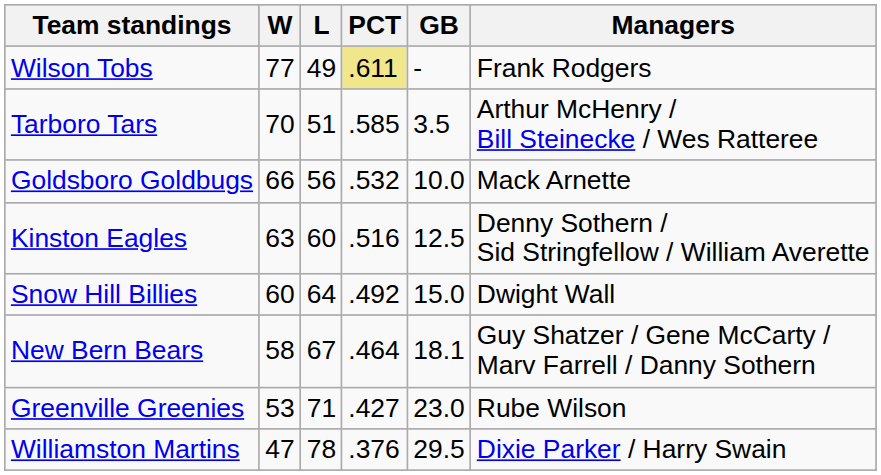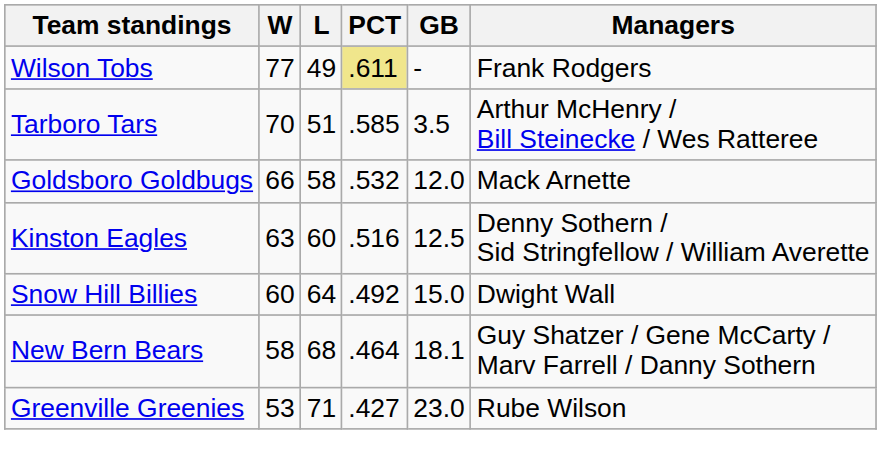(321, 180) 56 -> (321, 180) 58
(439, 180) 10.0 -> (439, 180) 12.0
(321, 350) 67 -> (321, 350) 68
- row: (125, 449)
